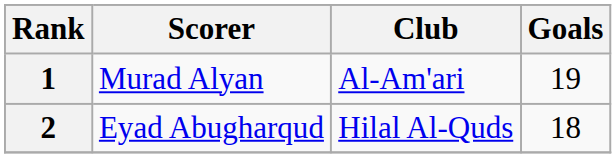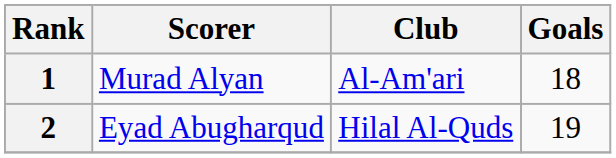(566, 78) 19 -> (566, 78) 18
(566, 127) 18 -> (566, 127) 19
